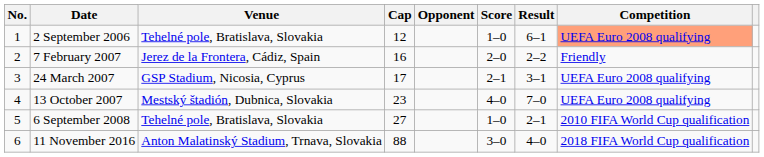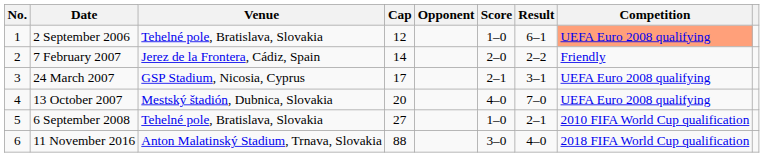(400, 57) 16 -> (400, 57) 14
(400, 99) 23 -> (400, 99) 20
